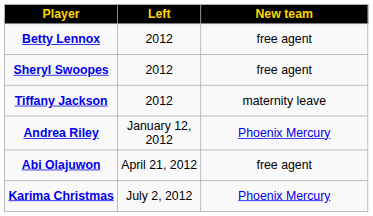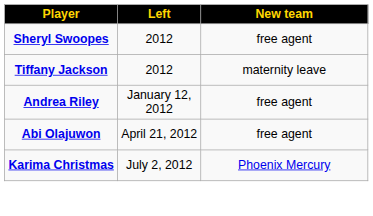- row: (61, 39)
(284, 133) Phoenix Mercury -> (284, 102) free agent
